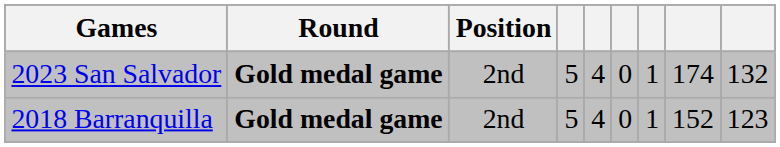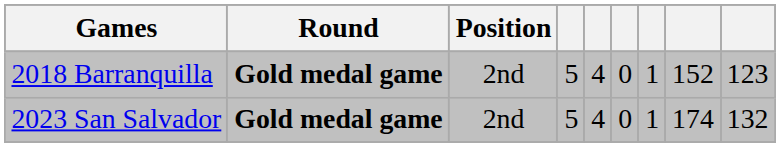rows swapped: (112, 119) <-> (116, 73)
